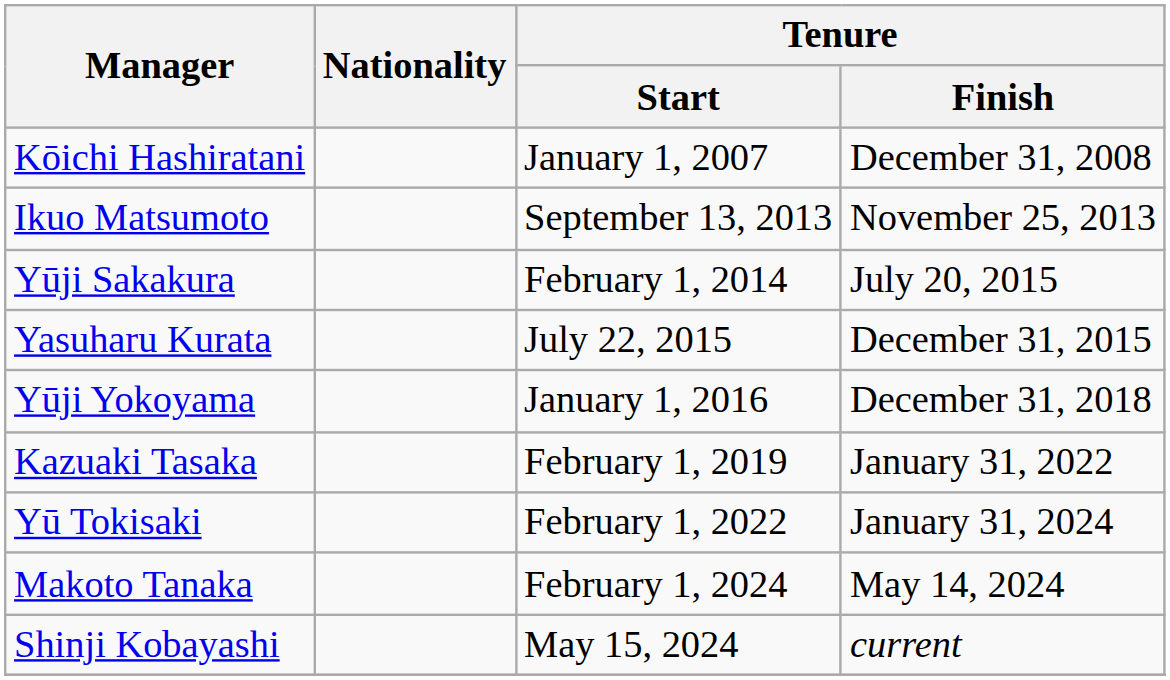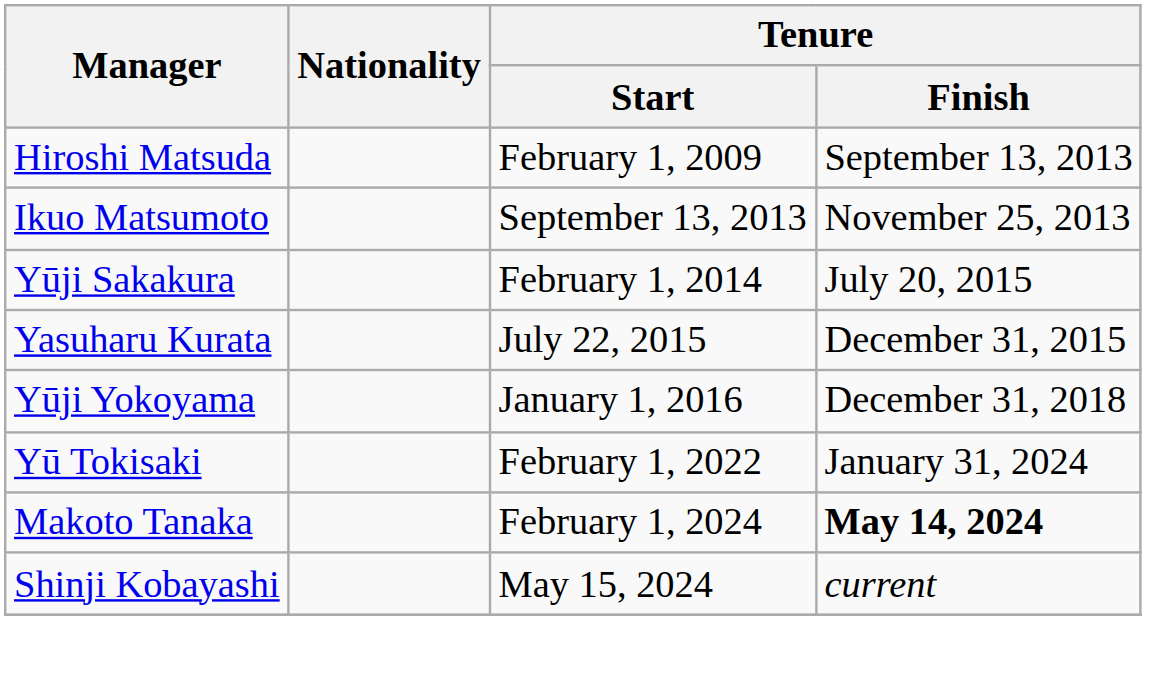- row: (160, 156)
+ row: (143, 156)
- row: (135, 461)
(957, 583) normal -> (934, 522) bold
